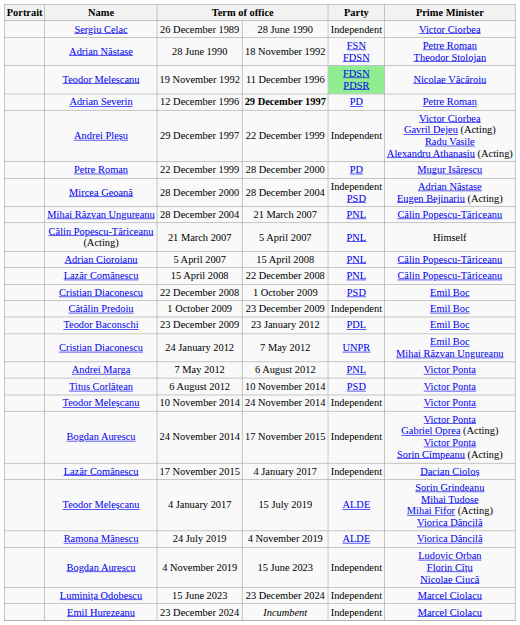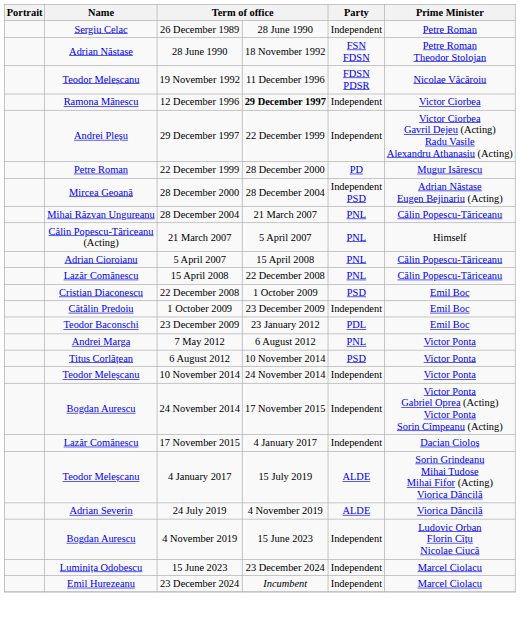(450, 29) Victor Ciorbea -> (450, 29) Petre Roman
(356, 79) lightgreen background -> (356, 79) no background
(101, 102) Adrian Severin -> (101, 102) Ramona Mănescu
(356, 102) PD -> (356, 102) Independent
(450, 102) Petre Roman -> (450, 102) Victor Ciorbea
- row: (200, 347)
(101, 539) Ramona Mănescu -> (101, 511) Adrian Severin
